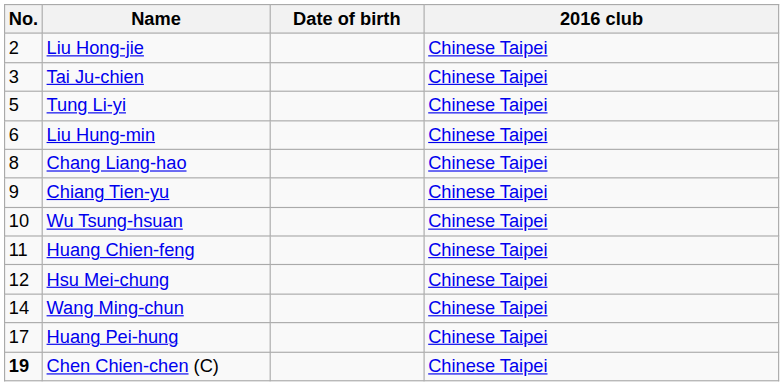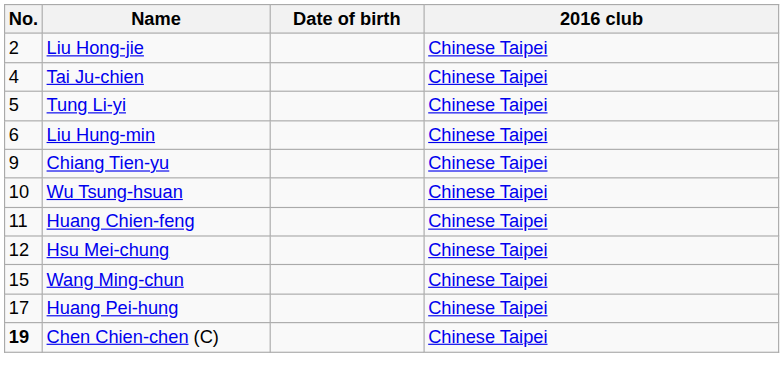(14, 76) 3 -> (14, 76) 4
- row: (117, 163)
(19, 308) 14 -> (19, 279) 15
